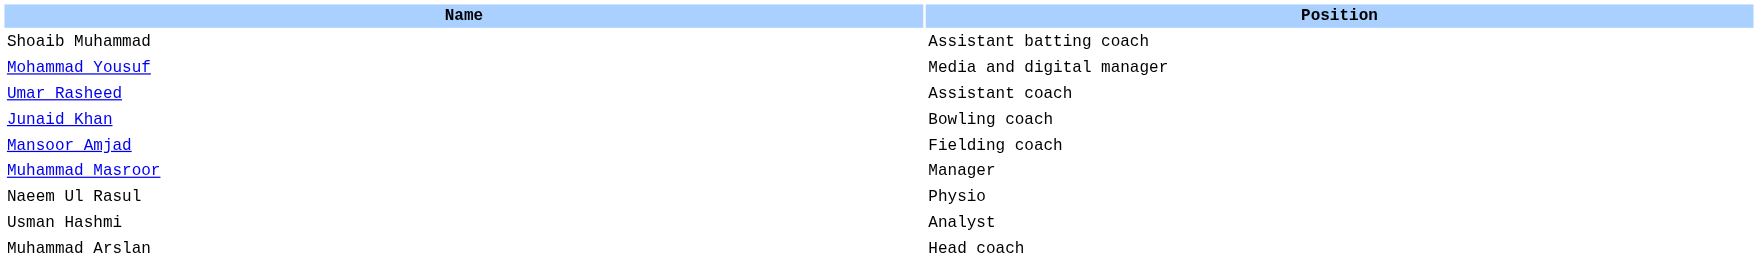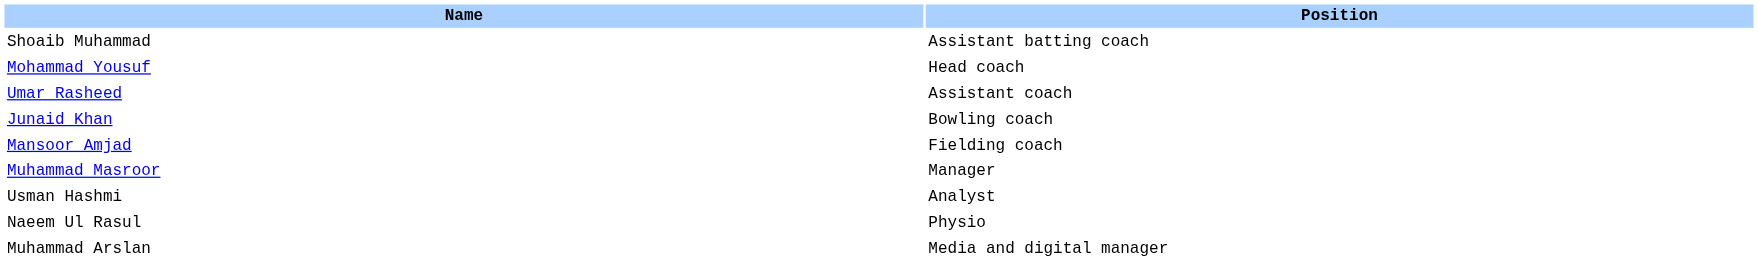(1048, 68) Media and digital manager -> (976, 68) Head coach
rows swapped: (74, 197) <-> (64, 223)
(976, 249) Head coach -> (1048, 249) Media and digital manager
